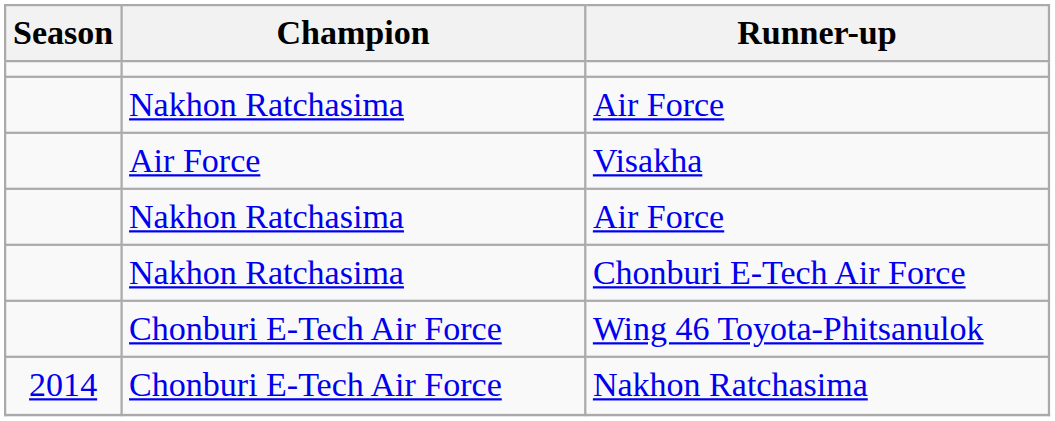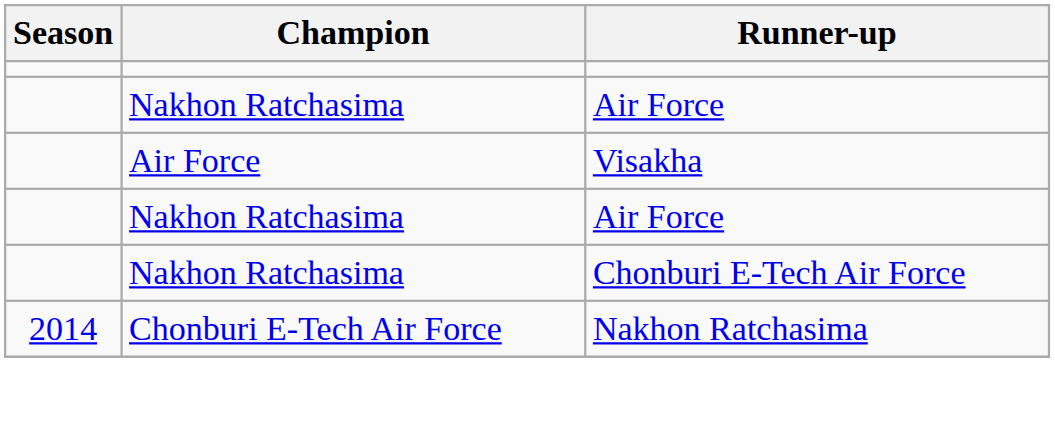- row: (315, 329)
